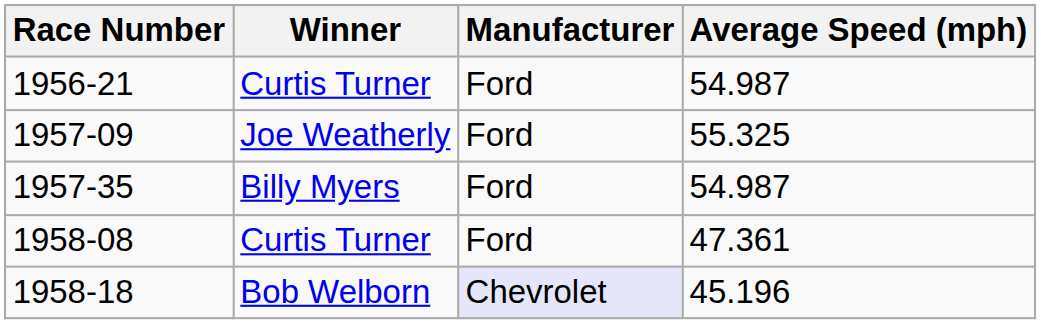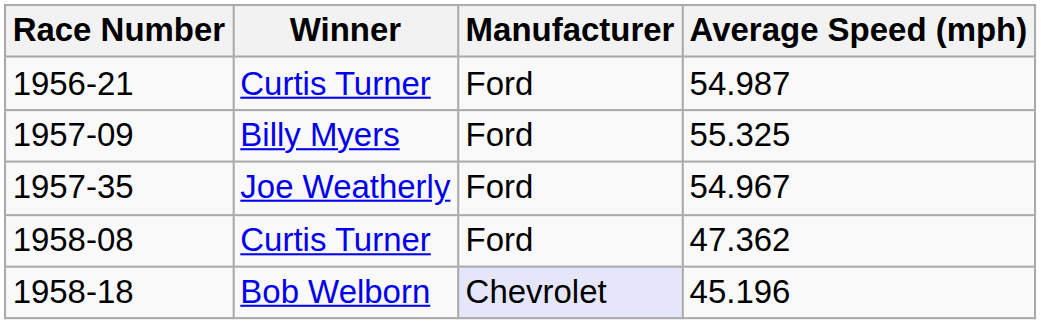(345, 135) Joe Weatherly -> (320, 135) Billy Myers
(320, 187) Billy Myers -> (345, 187) Joe Weatherly
(740, 187) 54.987 -> (740, 187) 54.967
(740, 239) 47.361 -> (740, 239) 47.362
